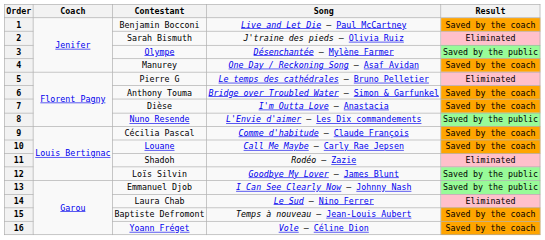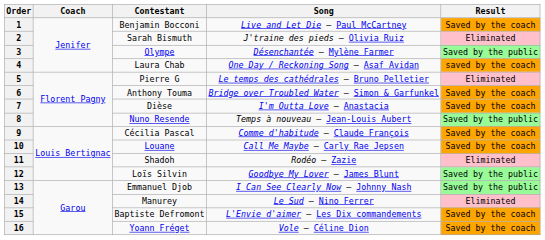(159, 65) Manurey -> (159, 65) Laura Chab
(491, 65) Saved by the coach -> (491, 65) saved by the coach
(324, 120) L'Envie d'aimer – Les Dix commandements -> (324, 120) Temps à nouveau – Jean-Louis Aubert
(159, 201) Laura Chab -> (159, 201) Manurey
(324, 214) Temps à nouveau – Jean-Louis Aubert -> (324, 214) L'Envie d'aimer – Les Dix commandements
